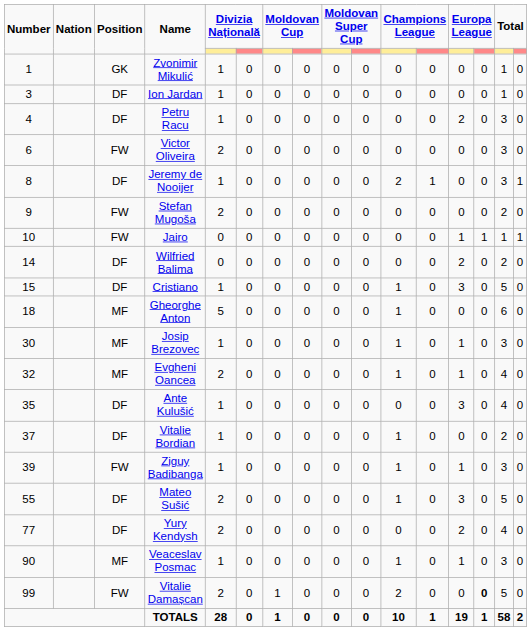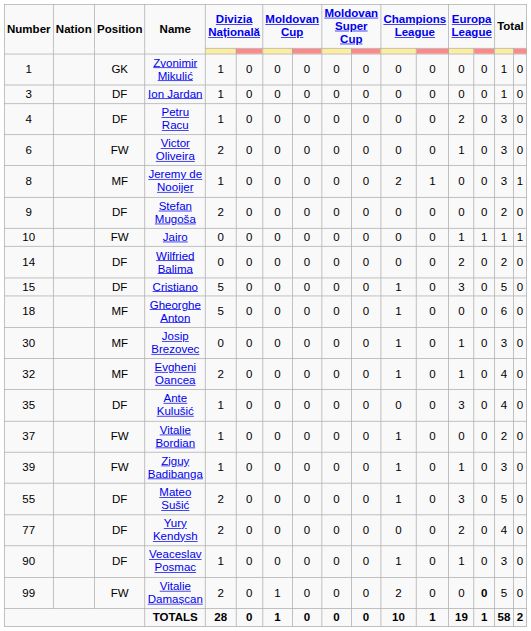(461, 150) 0 -> (461, 150) 1
(120, 181) DF -> (120, 181) MF
(120, 212) FW -> (120, 212) DF
(221, 287) 1 -> (221, 287) 5
(221, 343) 1 -> (221, 343) 0
(120, 436) DF -> (120, 436) FW
(120, 561) MF -> (120, 561) DF
